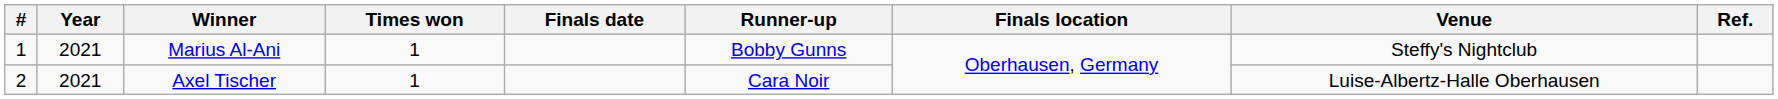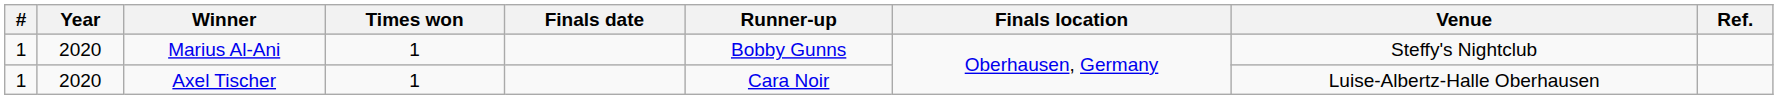(80, 49) 2021 -> (80, 49) 2020
(21, 79) 2 -> (21, 79) 1
(80, 79) 2021 -> (80, 79) 2020
